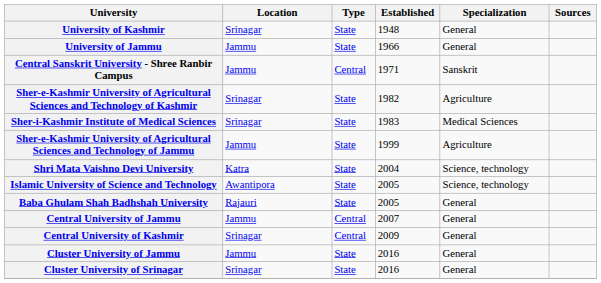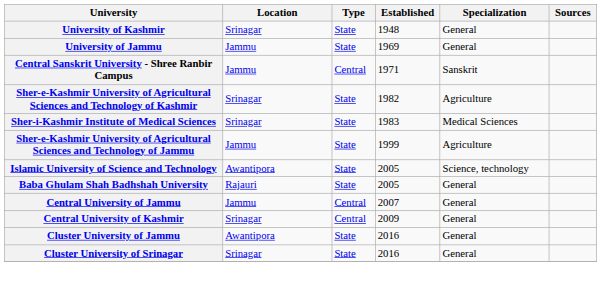(388, 47) 1966 -> (388, 47) 1969
- row: (114, 168)
(241, 253) Jammu -> (250, 236) Awantipora
